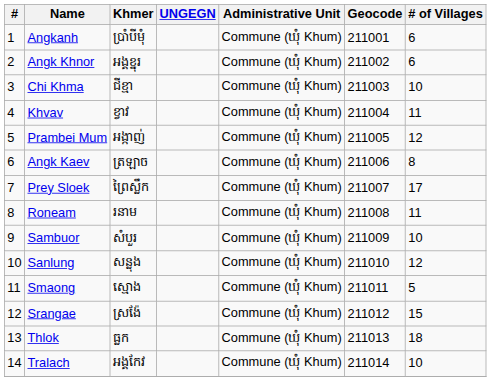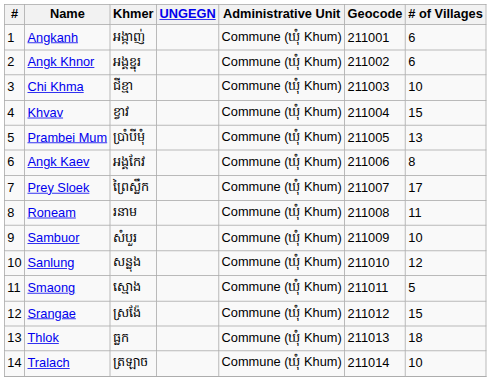(129, 36) ប្រាំបីមុំ -> (129, 36) អង្កាញ់
(415, 112) 11 -> (415, 112) 15
(129, 136) អង្កាញ់ -> (129, 136) ប្រាំបីមុំ
(415, 137) 12 -> (415, 137) 13
(131, 162) ត្រឡាច -> (129, 162) អង្គកែវ
(129, 362) អង្គកែវ -> (131, 362) ត្រឡាច
